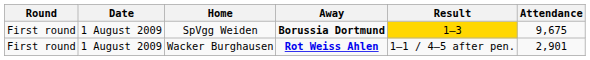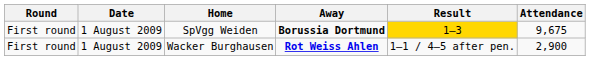(551, 47) 2,901 -> (551, 47) 2,900
